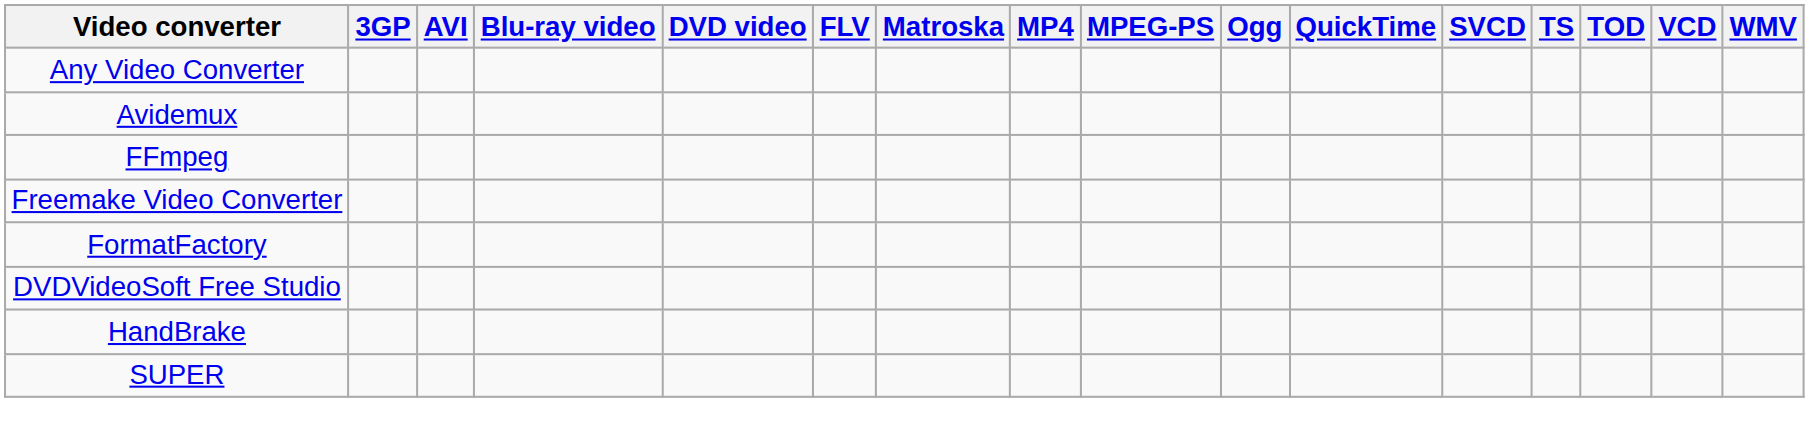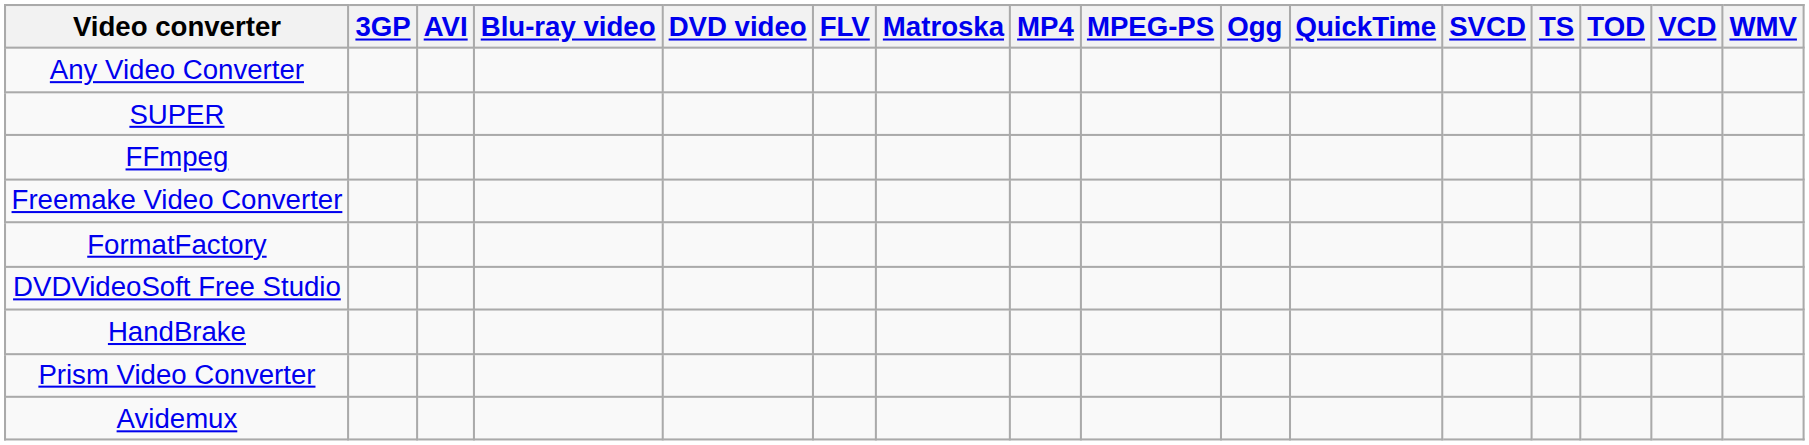rows swapped: (177, 113) <-> (177, 375)
+ row: (177, 375)
